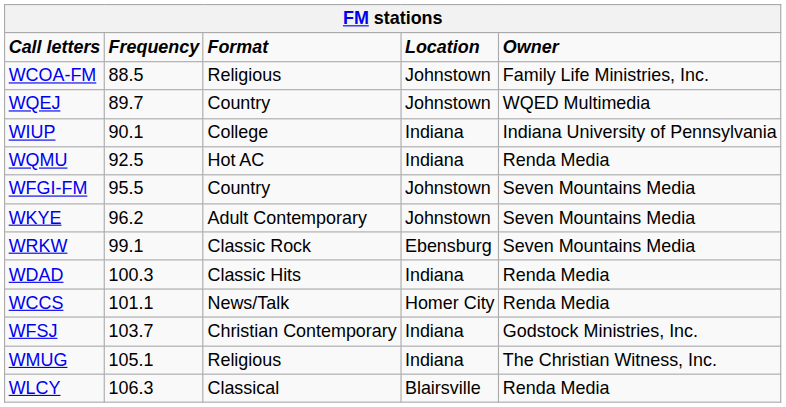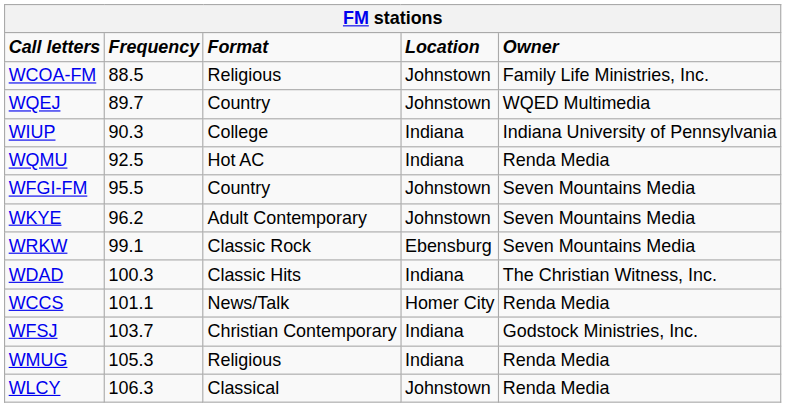(126, 132) 90.1 -> (126, 132) 90.3
(556, 274) Renda Media -> (610, 274) The Christian Witness, Inc.
(131, 359) 105.1 -> (131, 359) 105.3
(610, 359) The Christian Witness, Inc. -> (556, 359) Renda Media
(443, 388) Blairsville -> (448, 388) Johnstown
